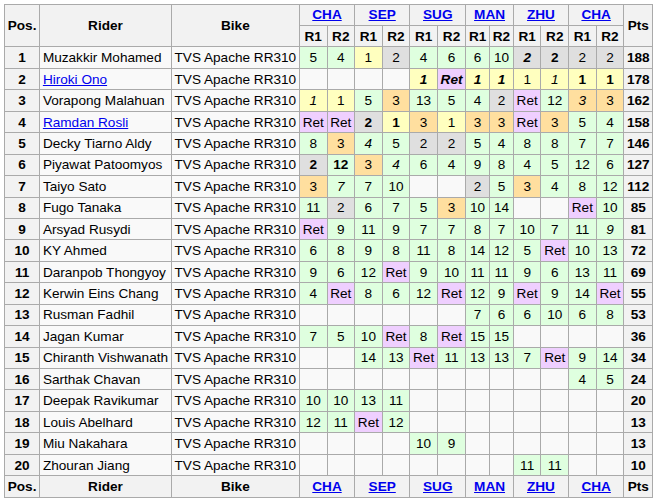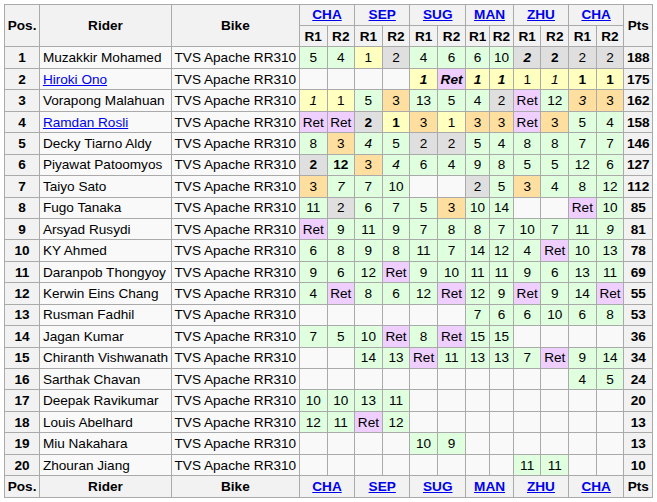(638, 79) 178 -> (638, 79) 175
(527, 165) 4 -> (527, 165) 5
(452, 229) 7 -> (452, 229) 8
(452, 251) 8 -> (452, 251) 7
(527, 251) 5 -> (527, 251) 4
(638, 251) 72 -> (638, 251) 78
